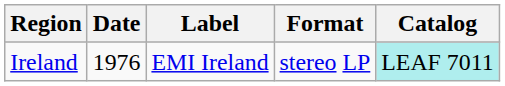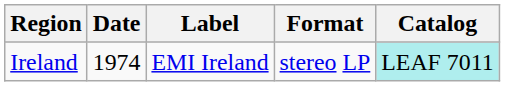(117, 61) 1976 -> (117, 61) 1974
